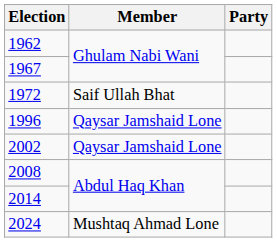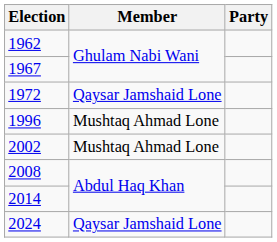(124, 95) Saif Ullah Bhat -> (147, 95) Qaysar Jamshaid Lone
(147, 120) Qaysar Jamshaid Lone -> (146, 120) Mushtaq Ahmad Lone
(147, 146) Qaysar Jamshaid Lone -> (146, 146) Mushtaq Ahmad Lone
(146, 224) Mushtaq Ahmad Lone -> (147, 224) Qaysar Jamshaid Lone
